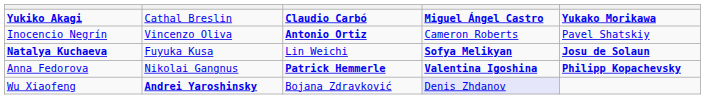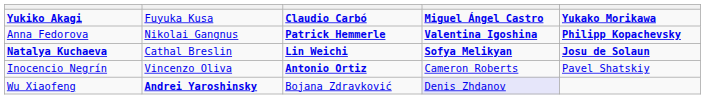(188, 18) Cathal Breslin -> (179, 18) Fuyuka Kusa
rows swapped: (48, 69) <-> (57, 35)
(179, 52) Fuyuka Kusa -> (188, 52) Cathal Breslin
(317, 52) normal -> (317, 52) bold
